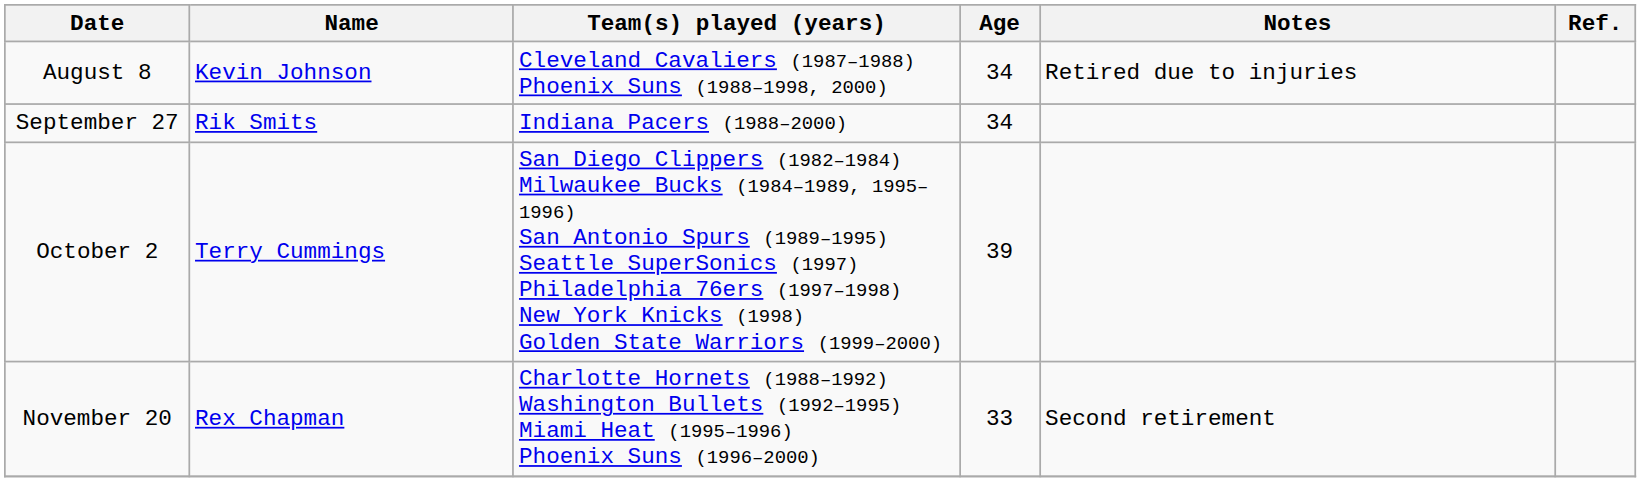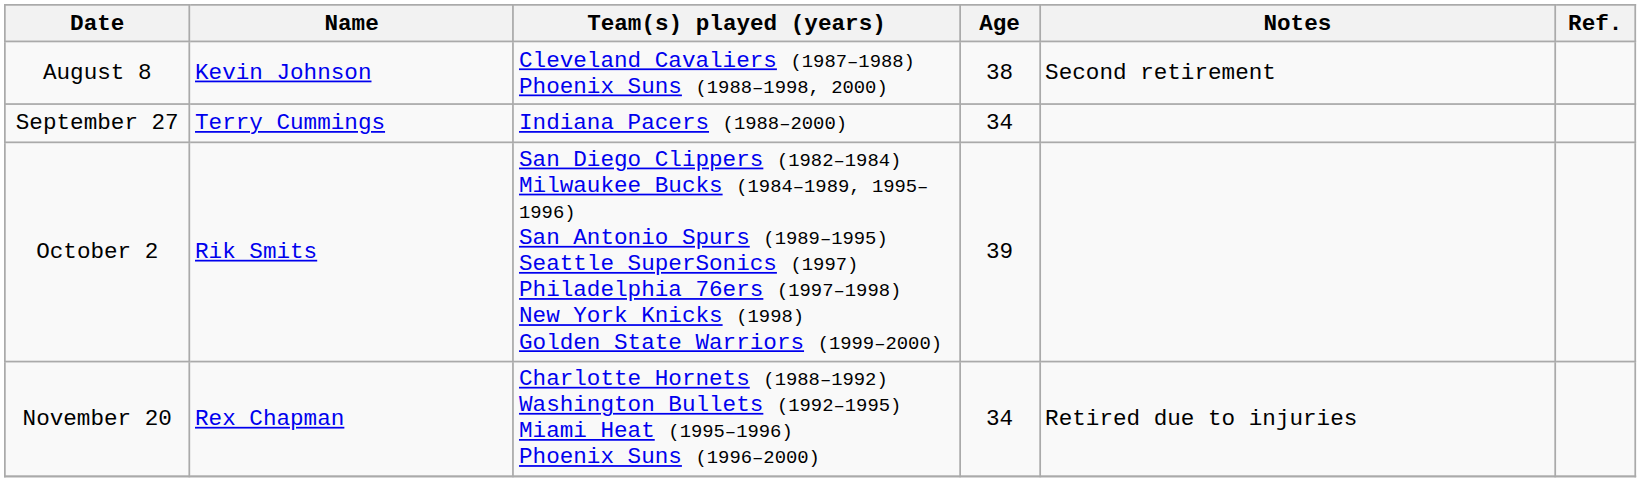(1000, 73) 34 -> (1000, 73) 38
(1201, 73) Retired due to injuries -> (1161, 73) Second retirement
(256, 123) Rik Smits -> (290, 123) Terry Cummings
(290, 251) Terry Cummings -> (256, 251) Rik Smits
(1000, 419) 33 -> (1000, 419) 34
(1161, 419) Second retirement -> (1201, 419) Retired due to injuries
